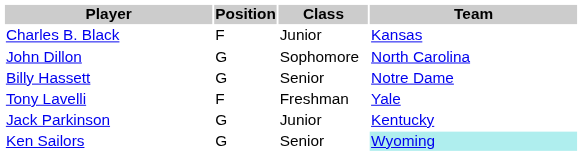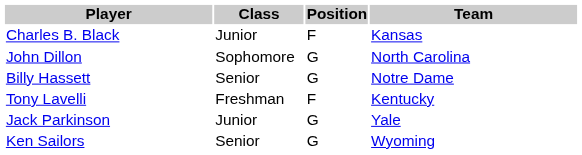columns swapped: (246, 14) <-> (323, 14)
(386, 99) Yale -> (403, 99) Kentucky
(403, 120) Kentucky -> (386, 120) Yale
(403, 141) paleturquoise background -> (403, 141) no background
